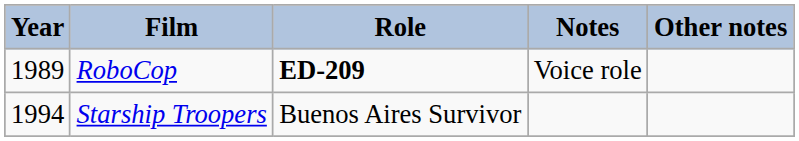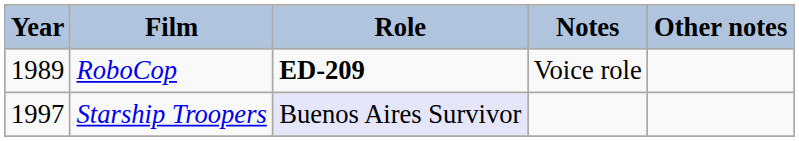(38, 114) 1994 -> (38, 114) 1997
(400, 114) no background -> (400, 114) lavender background
